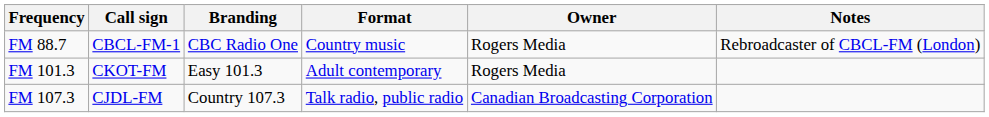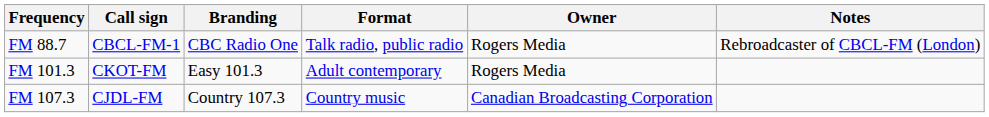(355, 44) Country music -> (384, 44) Talk radio, public radio
(384, 97) Talk radio, public radio -> (355, 97) Country music
